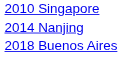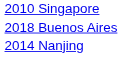rows swapped: (44, 27) <-> (61, 46)
